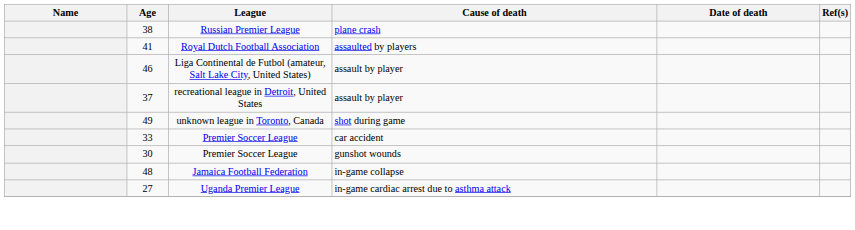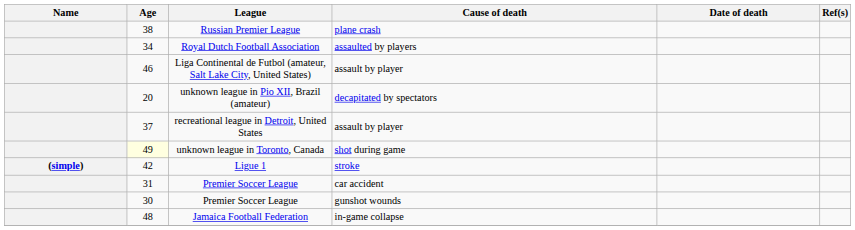(147, 46) 41 -> (148, 46) 34
+ row: (250, 98)
(147, 121) no background -> (148, 150) lightyellow background
+ row: (250, 166)
(147, 137) 33 -> (148, 183) 31
- row: (250, 188)
